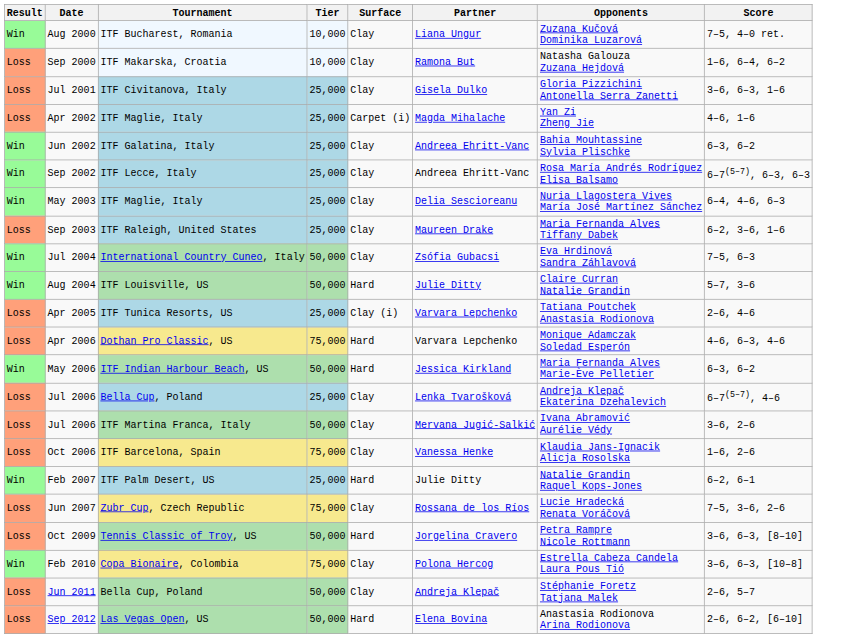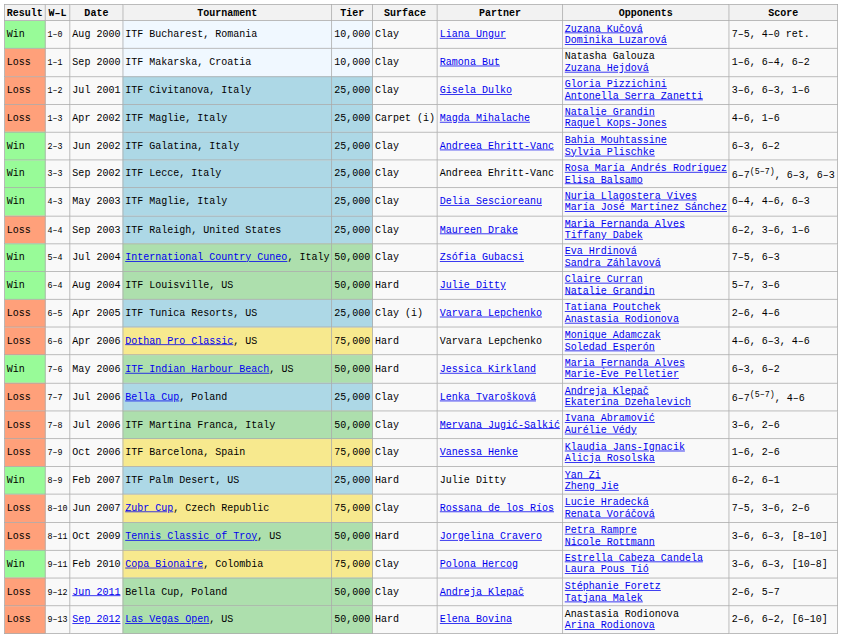+ column: (58, 13)
(567, 118) Yan Zi Zheng Jie -> (616, 118) Natalie Grandin Raquel Kops-Jones
(591, 480) Natalie Grandin Raquel Kops-Jones -> (592, 480) Yan Zi Zheng Jie
